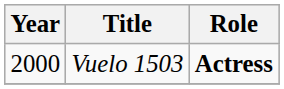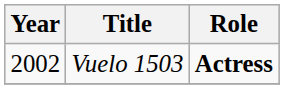(35, 63) 2000 -> (35, 63) 2002
